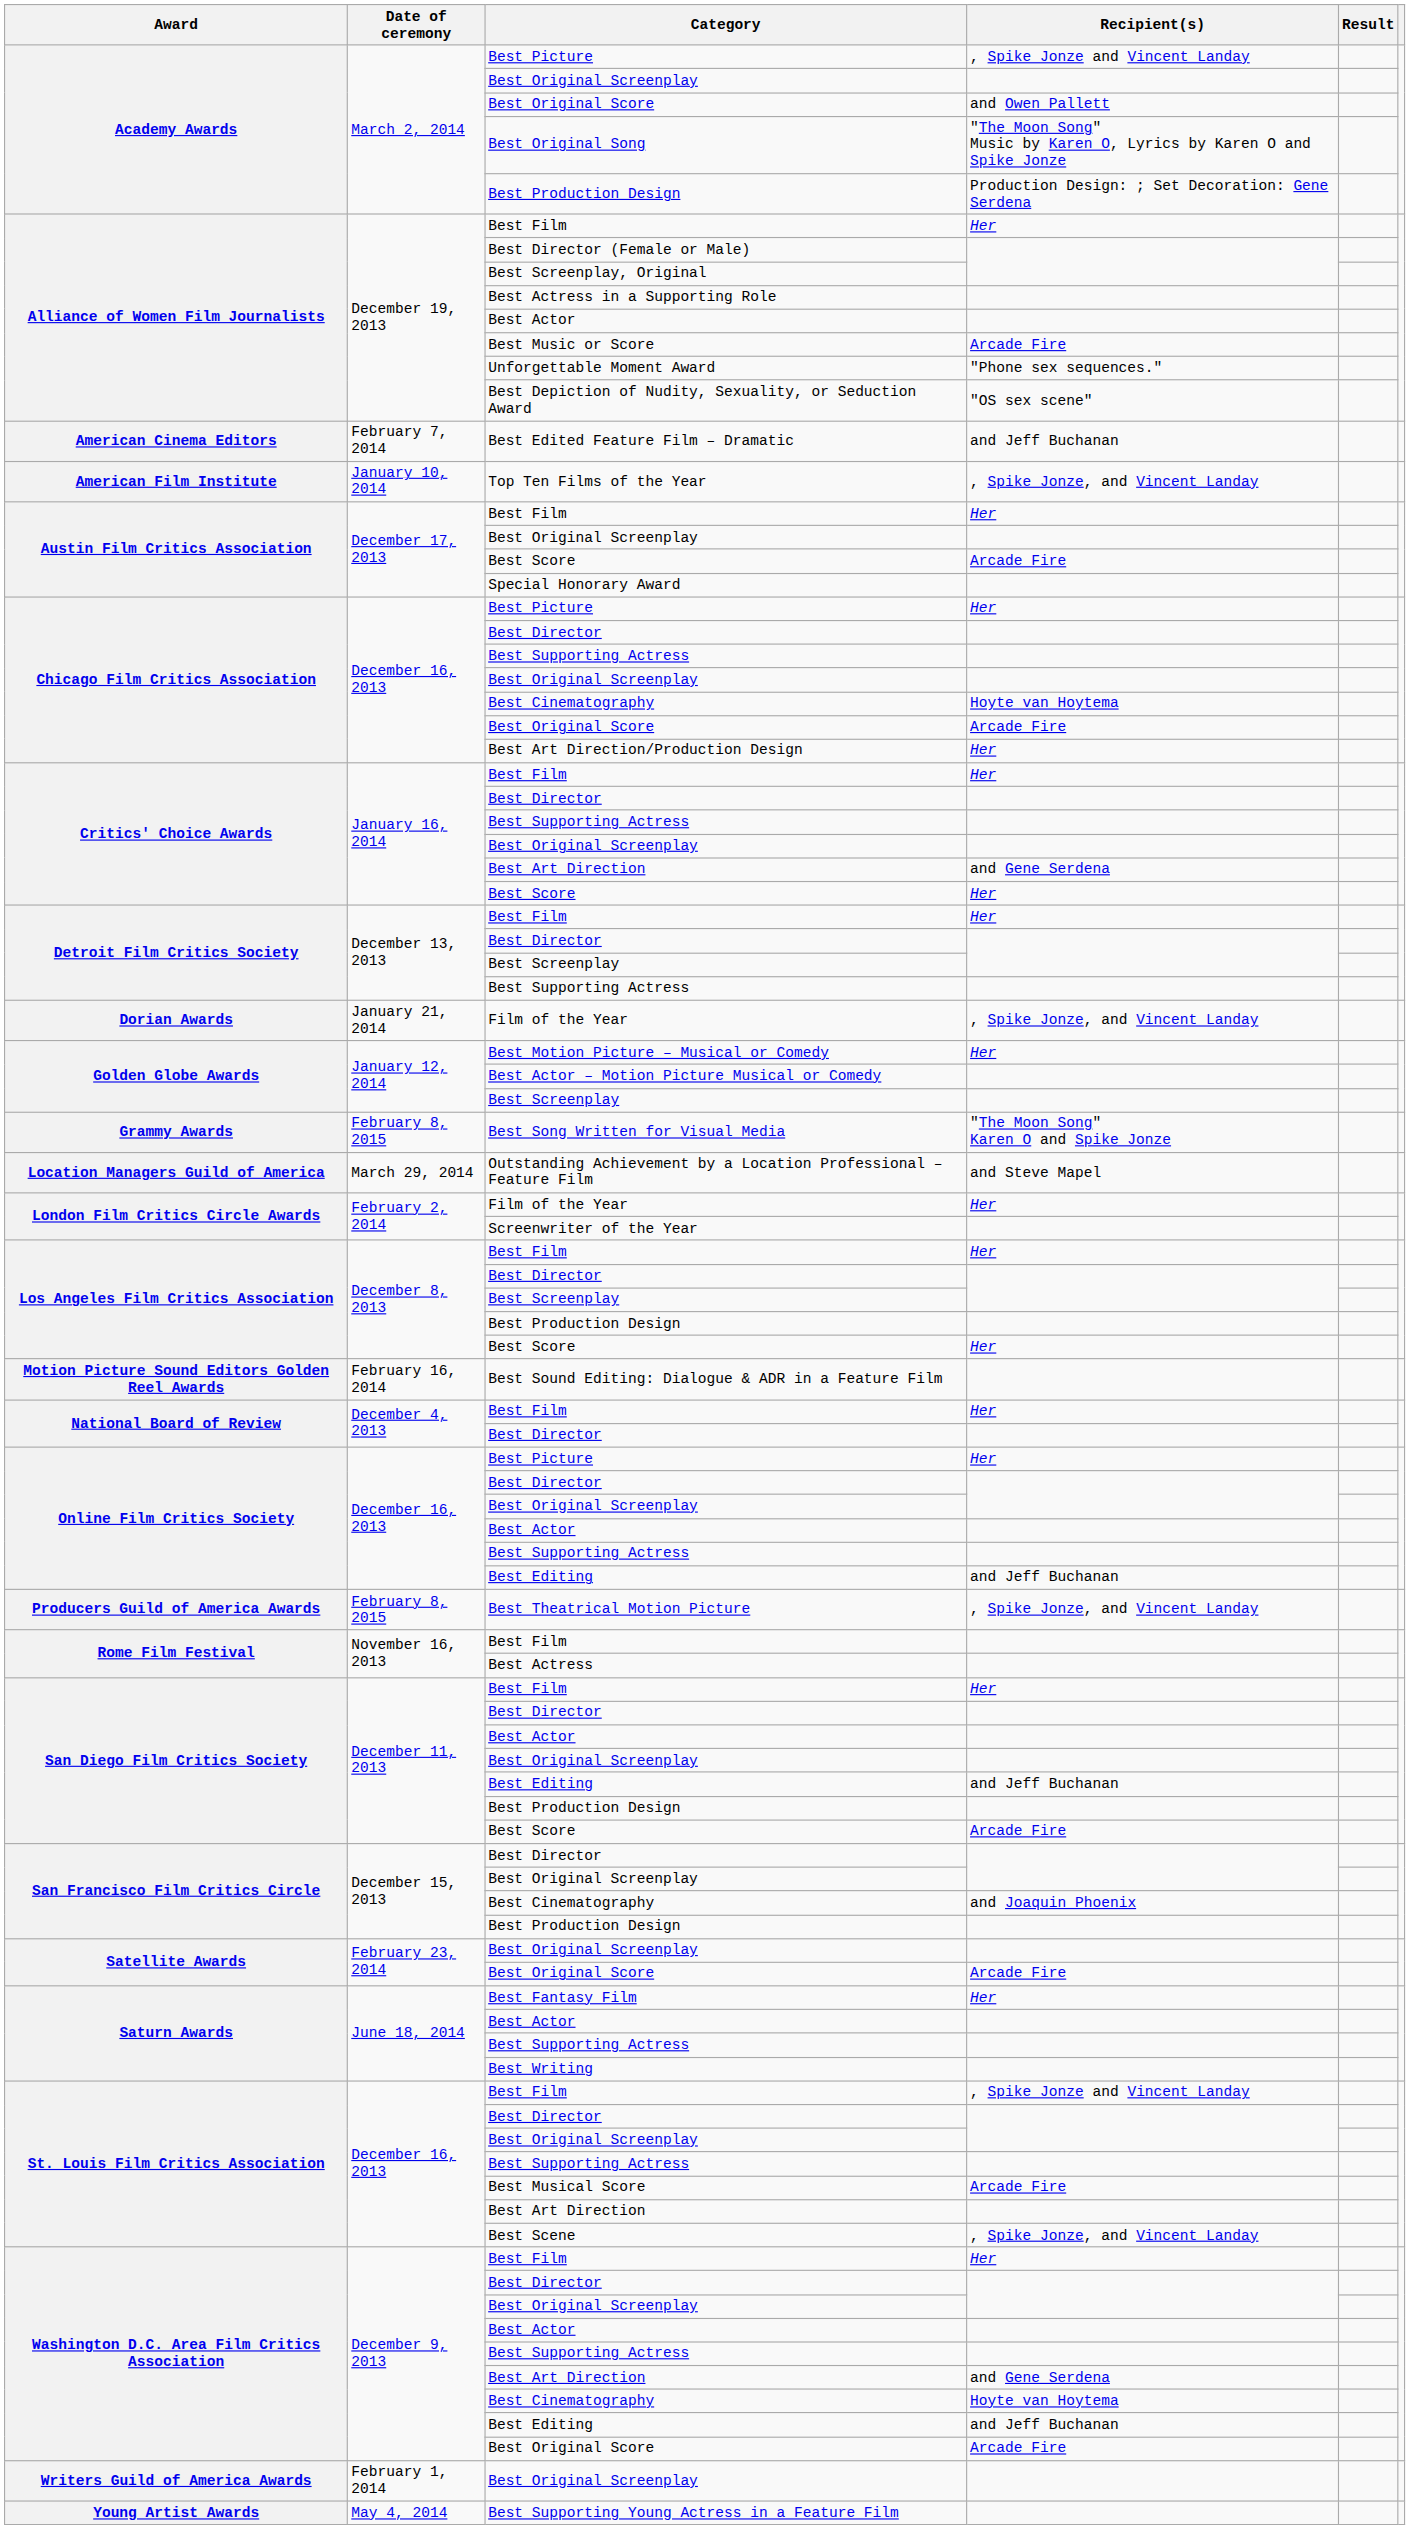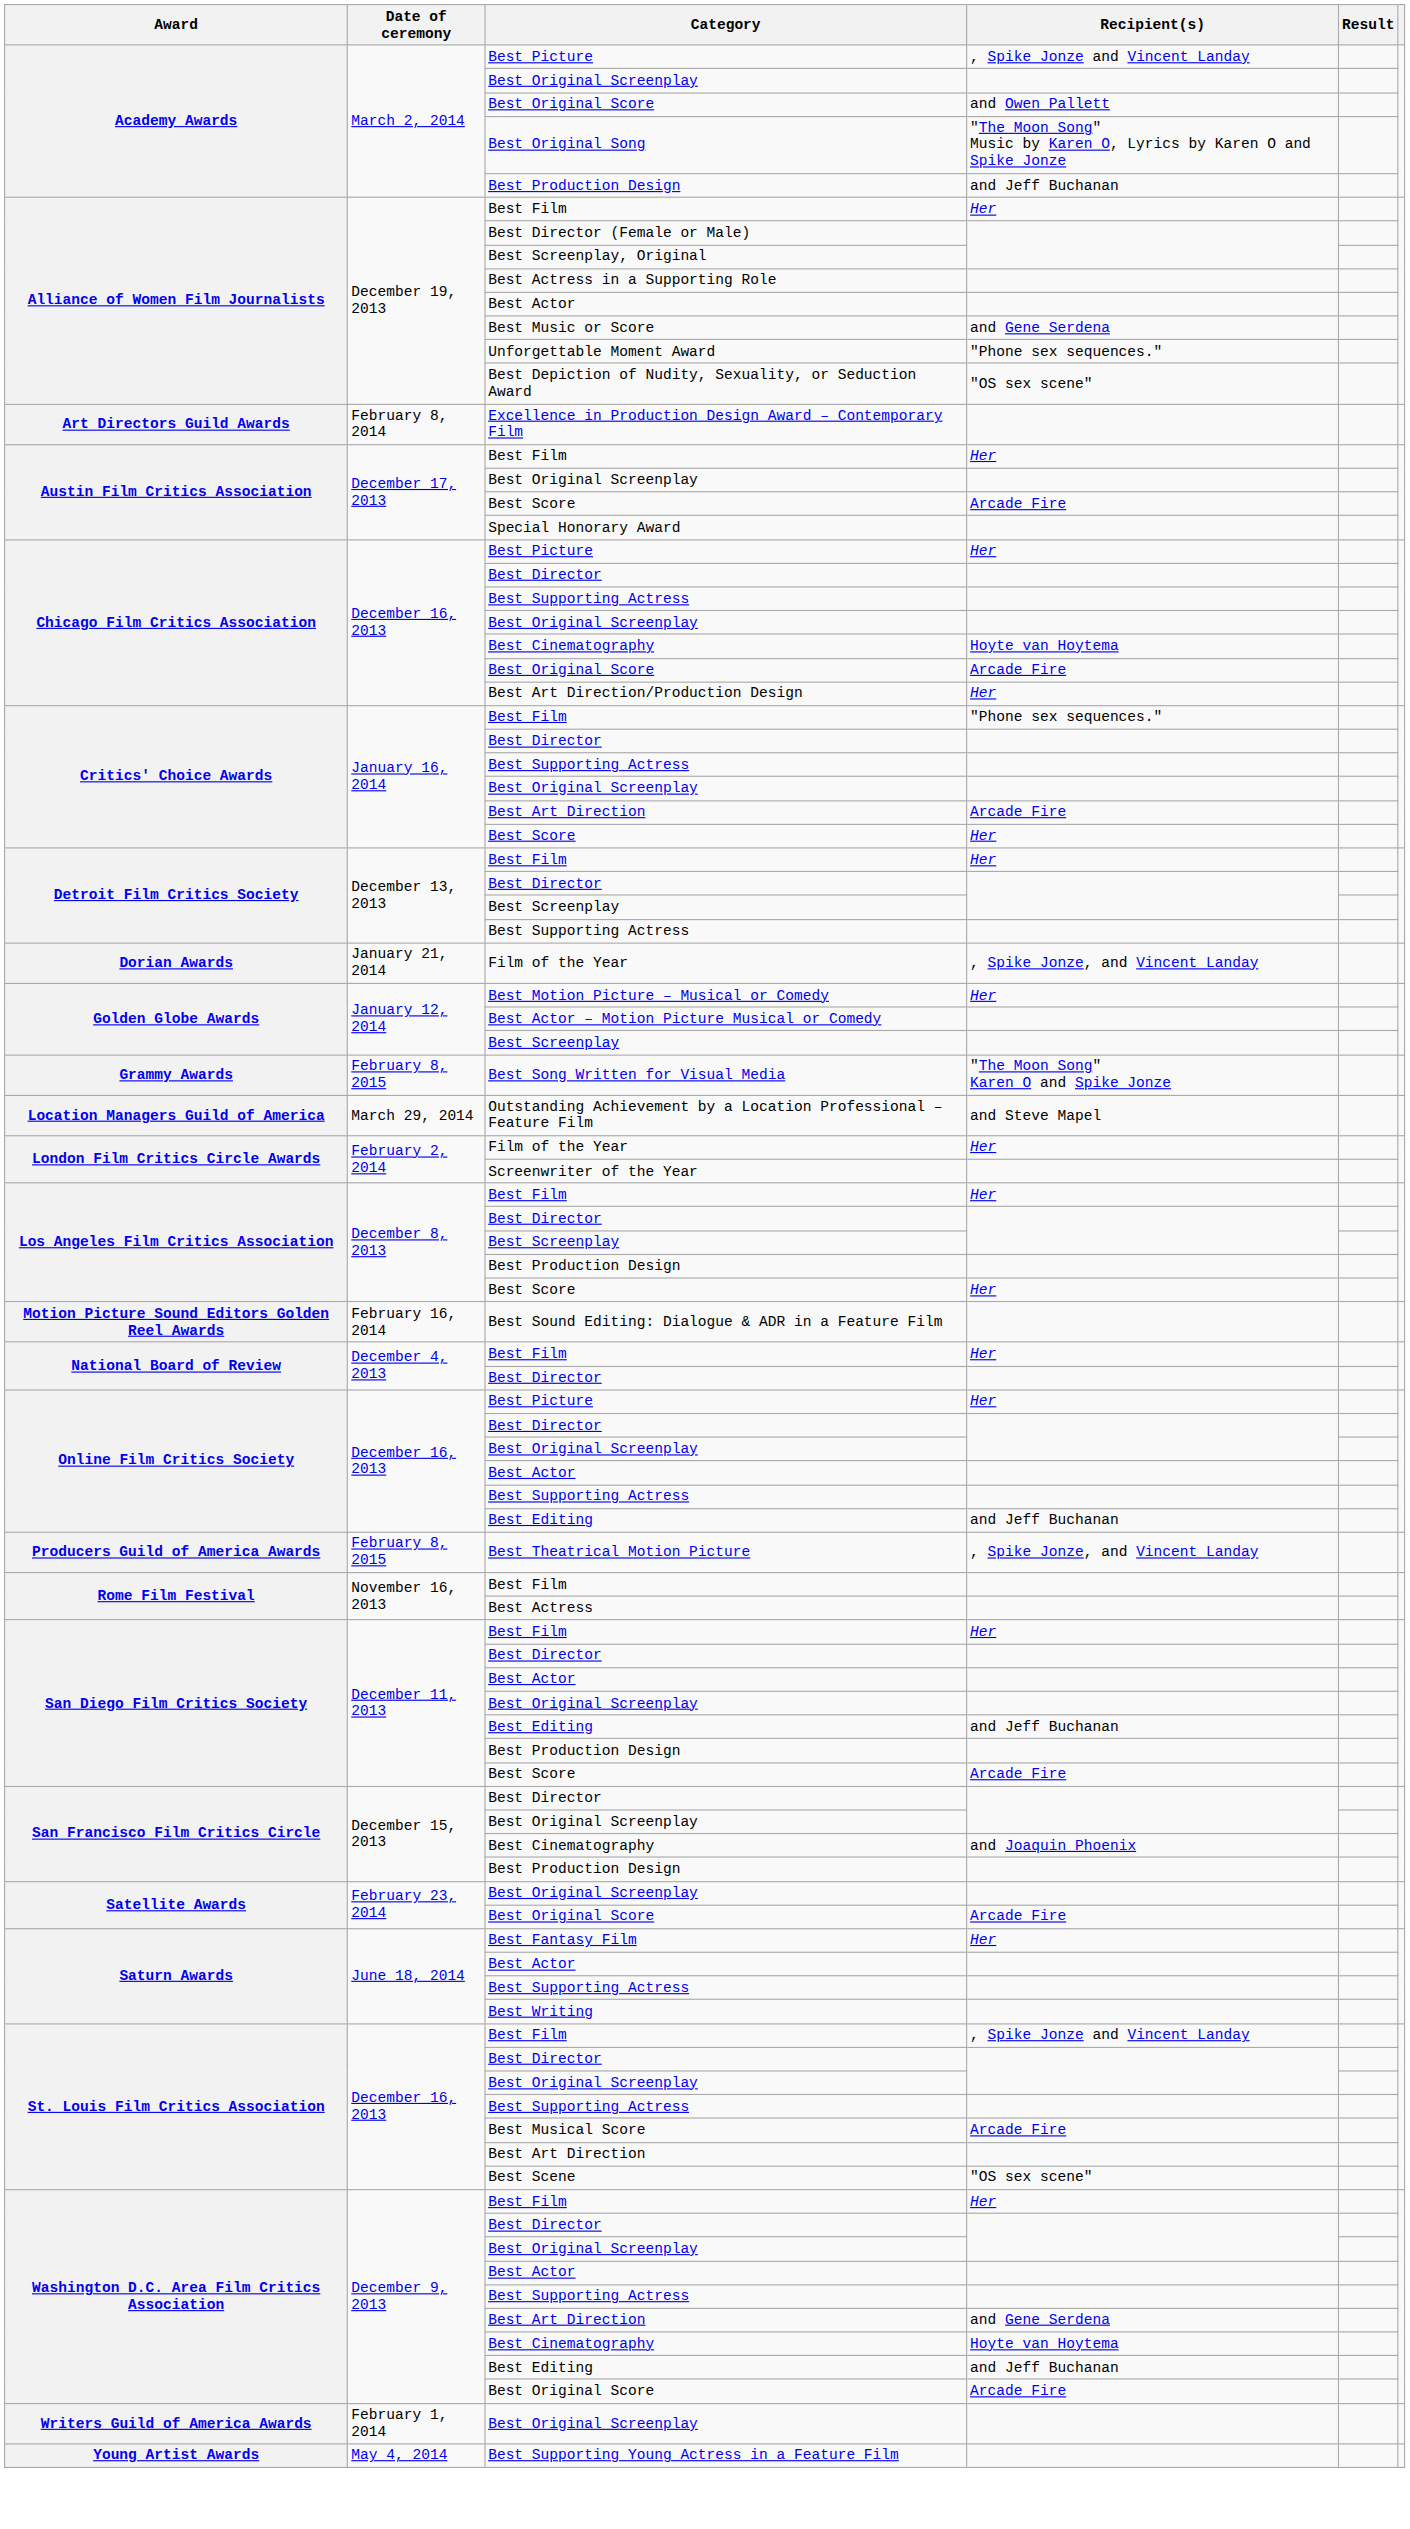(1149, 194) Production Design: ; Set Decoration: Gene Serdena -> (1044, 185) and Jeff Buchanan
(1018, 345) Arcade Fire -> (1040, 328) and Gene Serdena
- row: (176, 441)
- row: (176, 482)
+ row: (176, 424)
(983, 775) Her -> (1066, 717) "Phone sex sequences."
(1040, 870) and Gene Serdena -> (1018, 812) Arcade Fire
(1114, 2235) , Spike Jonze, and Vincent Landay -> (1031, 2178) "OS sex scene"
